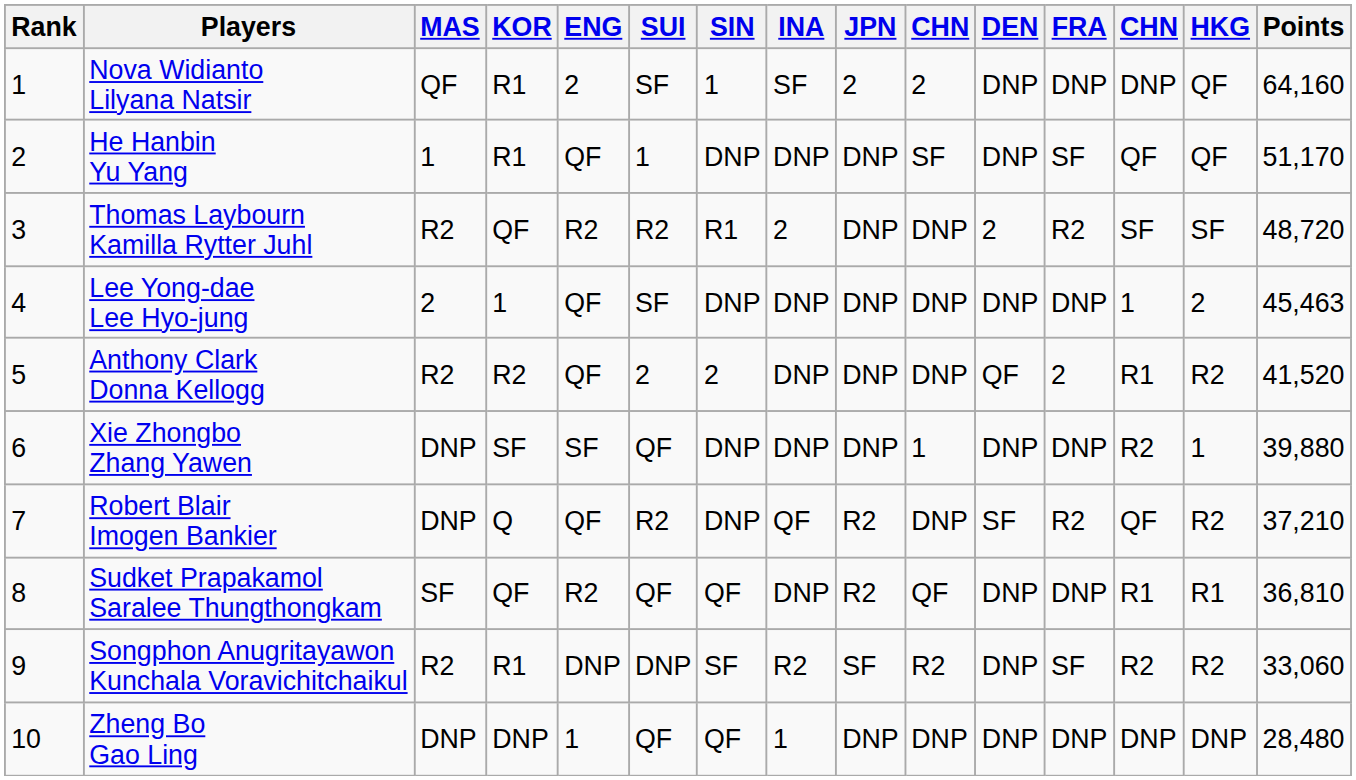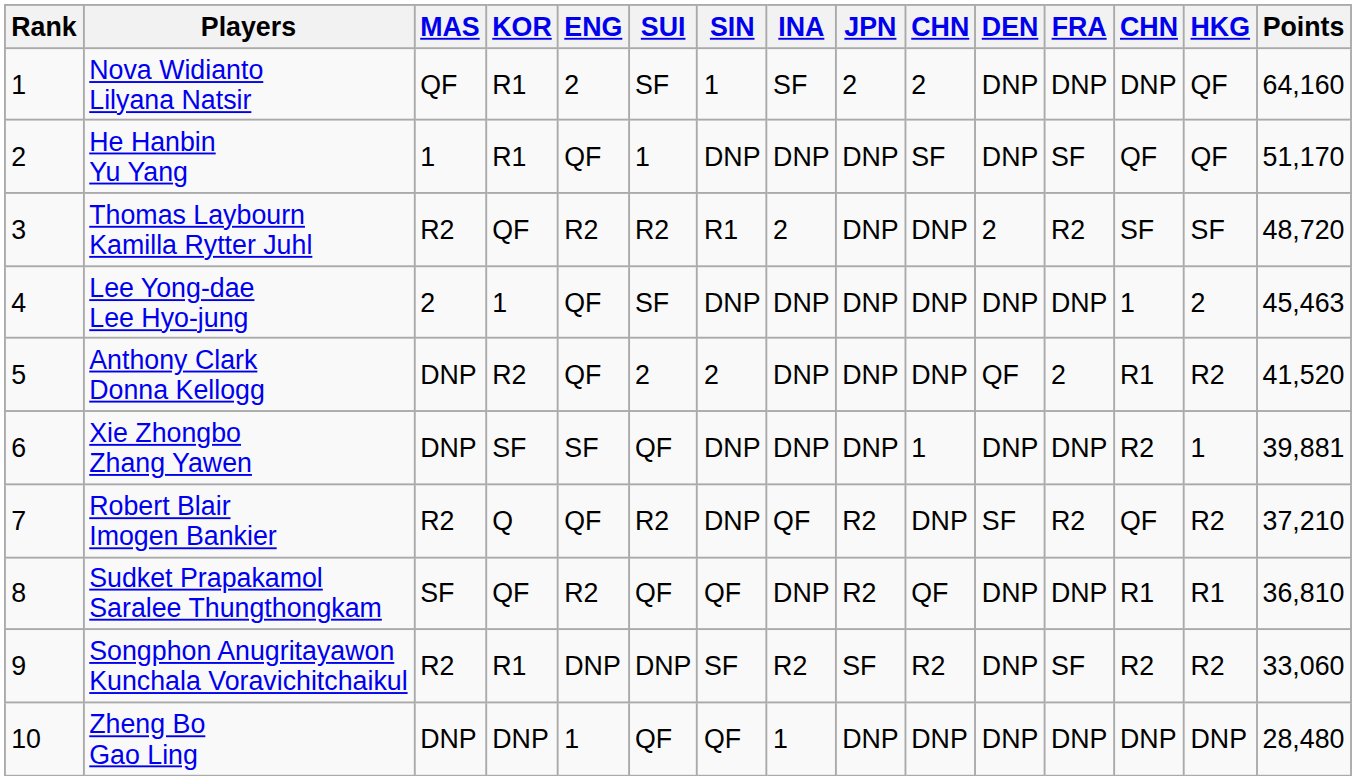(437, 375) R2 -> (448, 375) DNP
(1304, 448) 39,880 -> (1304, 448) 39,881
(448, 521) DNP -> (437, 521) R2
